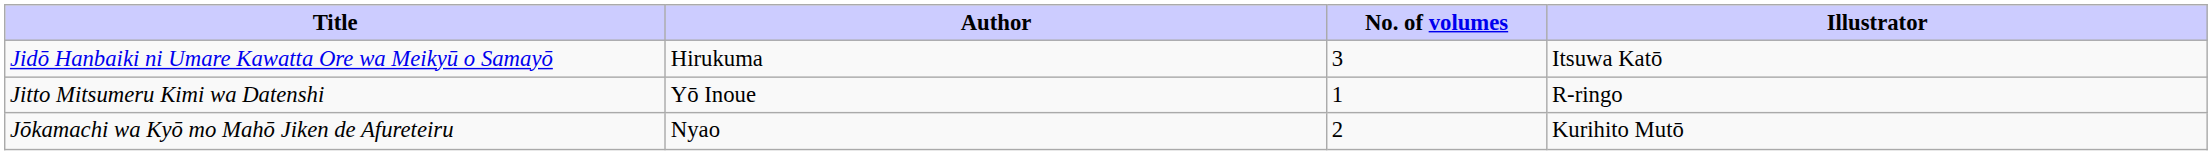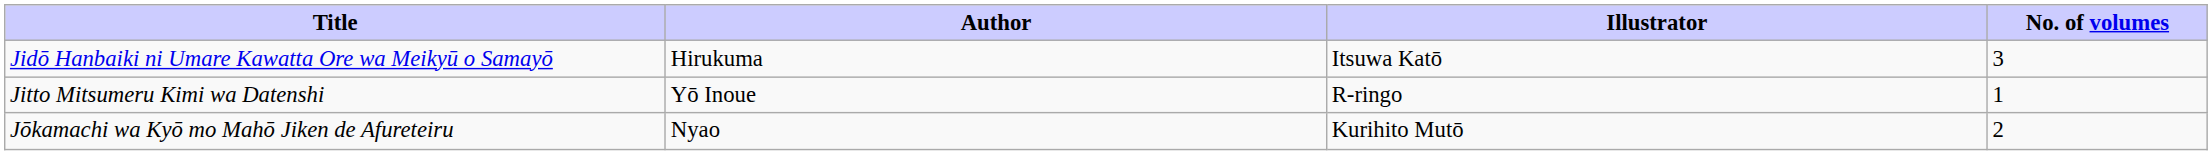columns swapped: (1877, 22) <-> (1437, 22)
